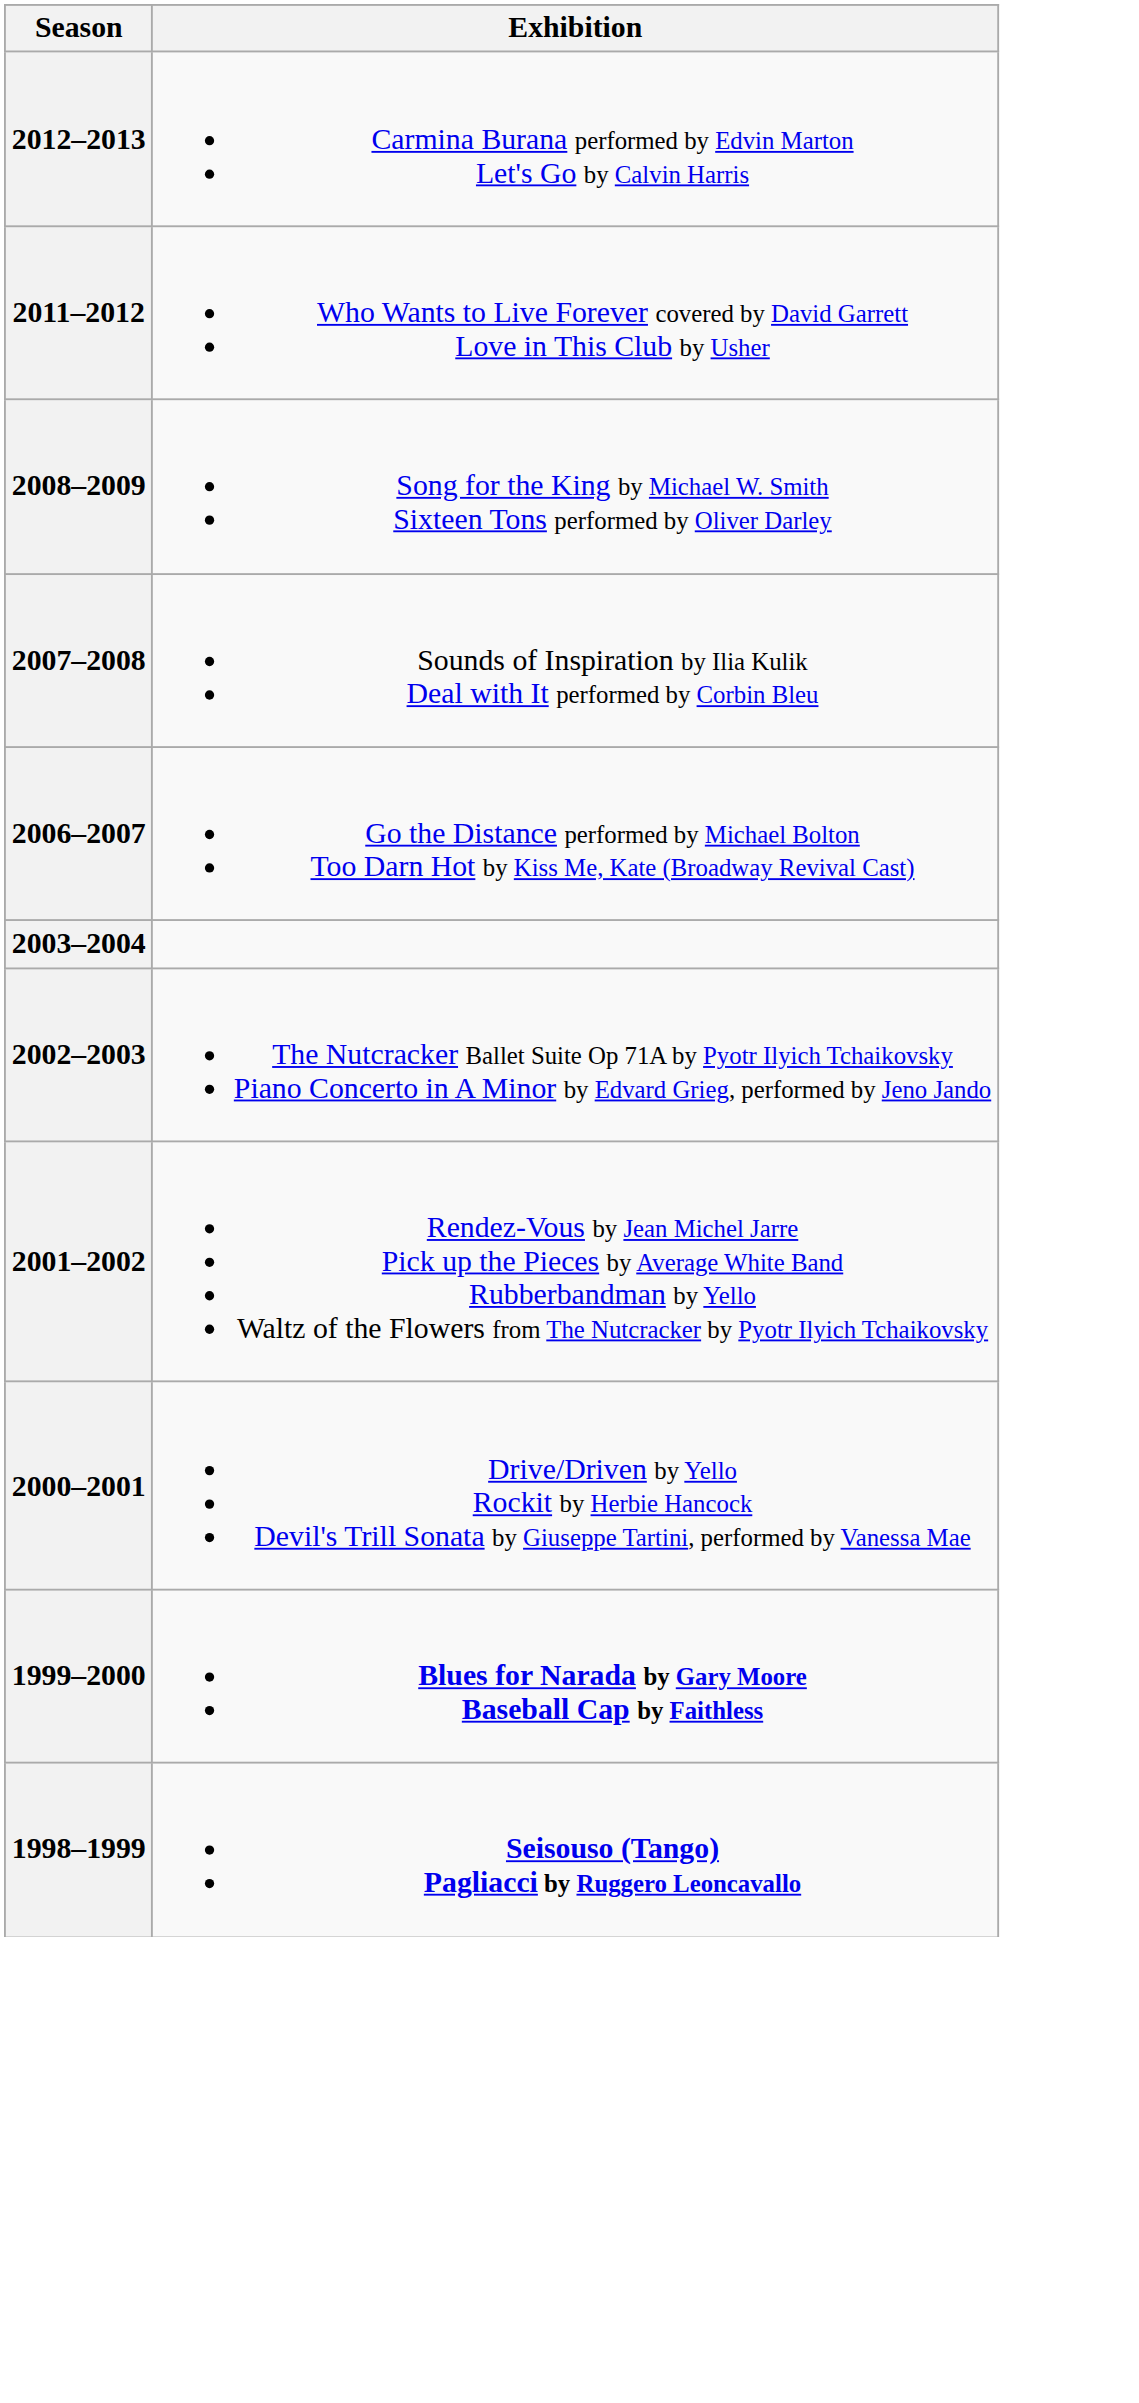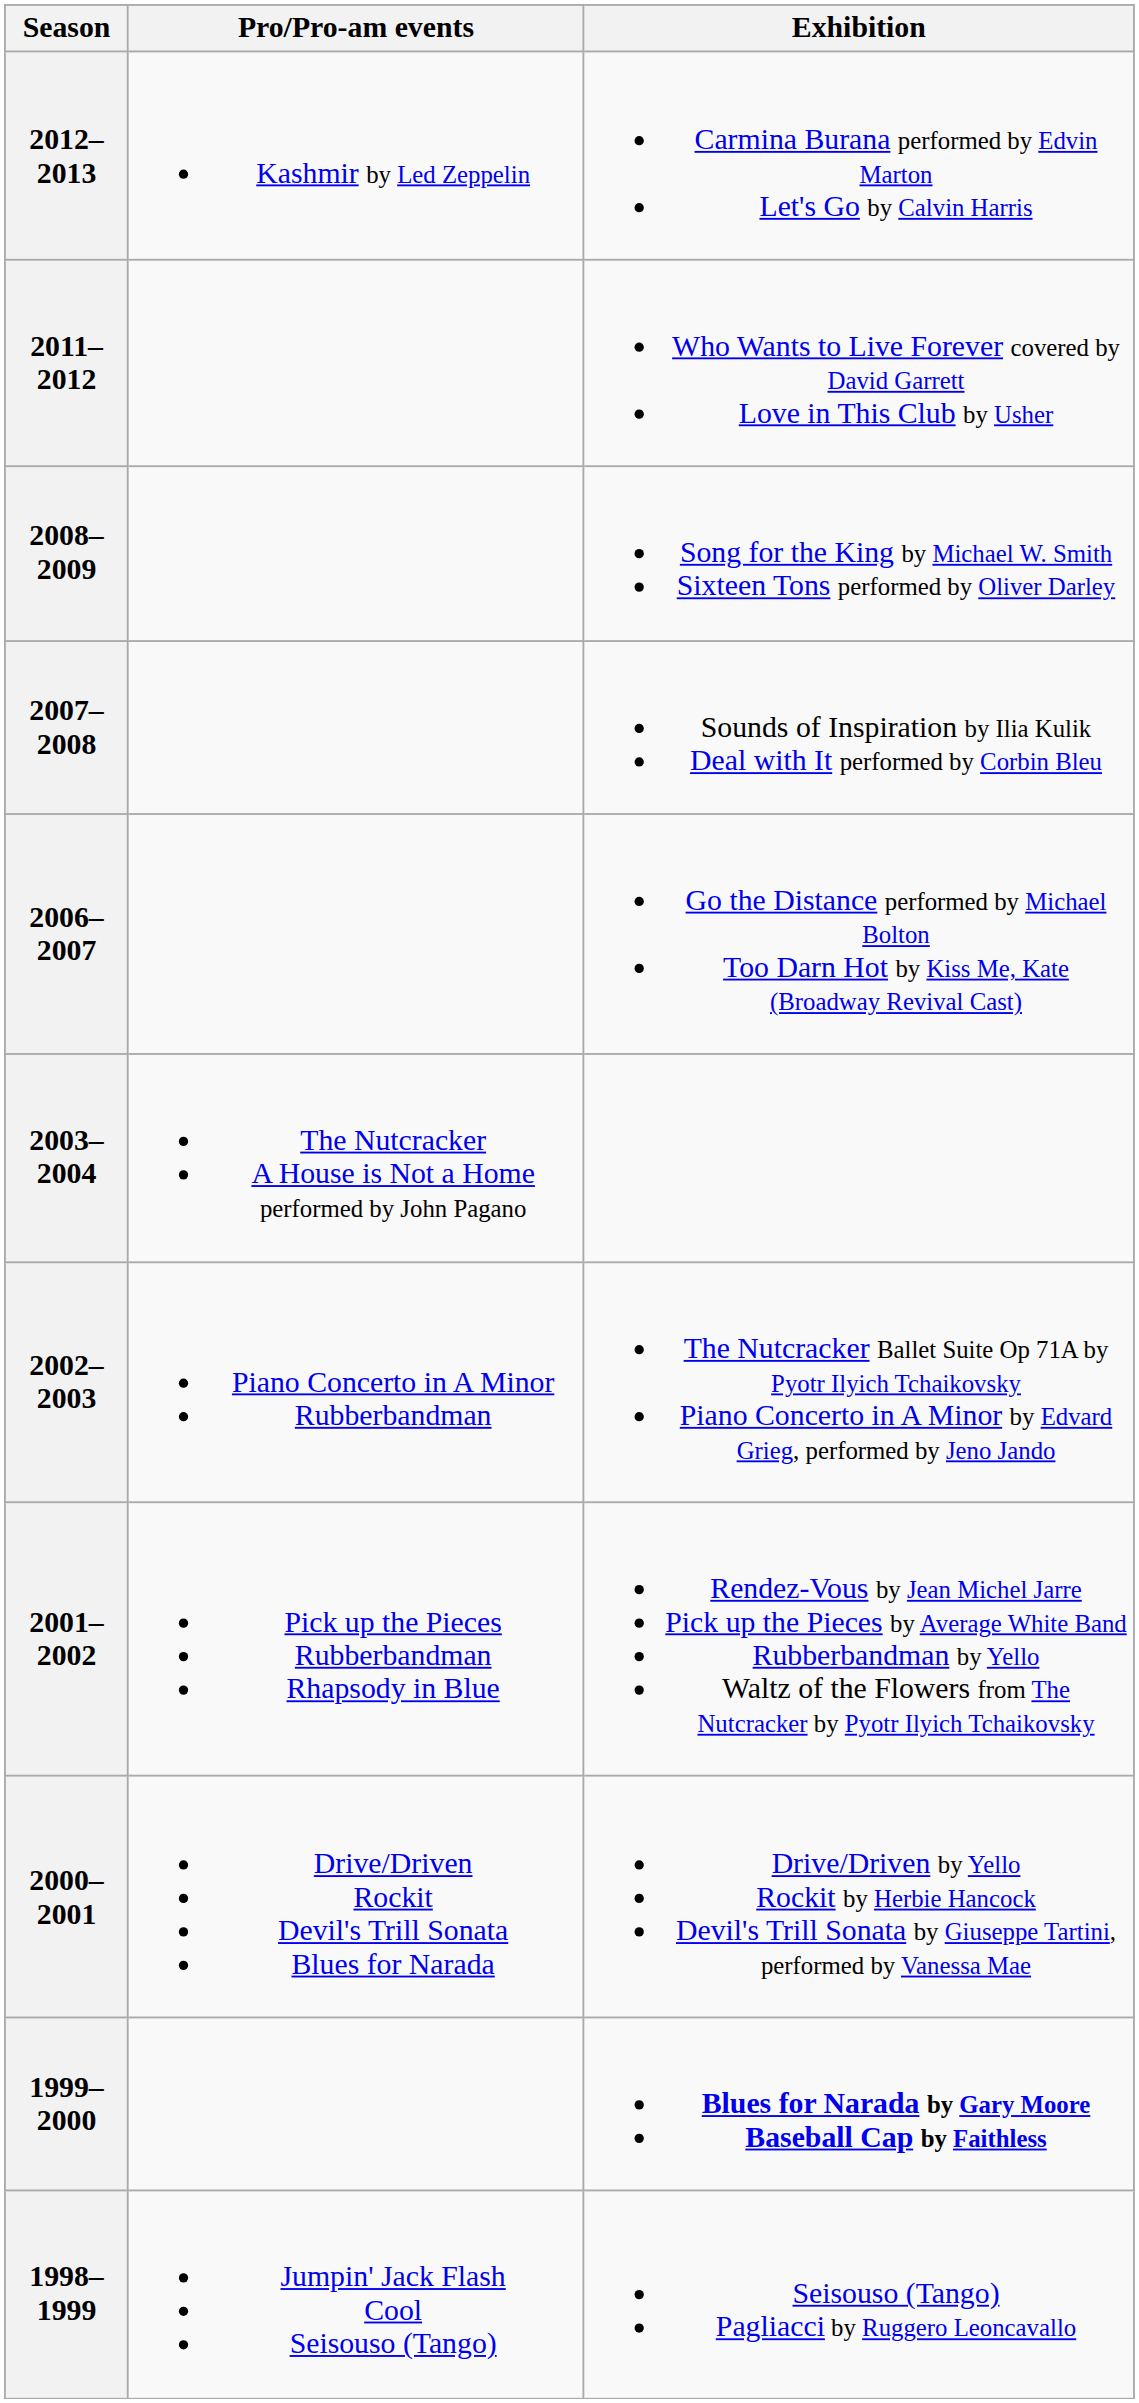+ column: (356, 28)
(575, 1866) bold -> (859, 2311) normal
